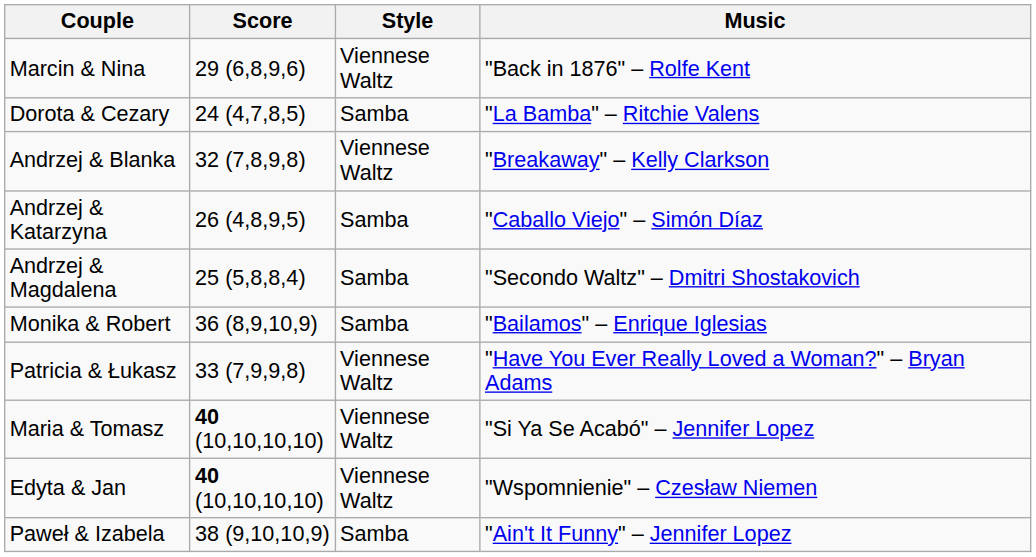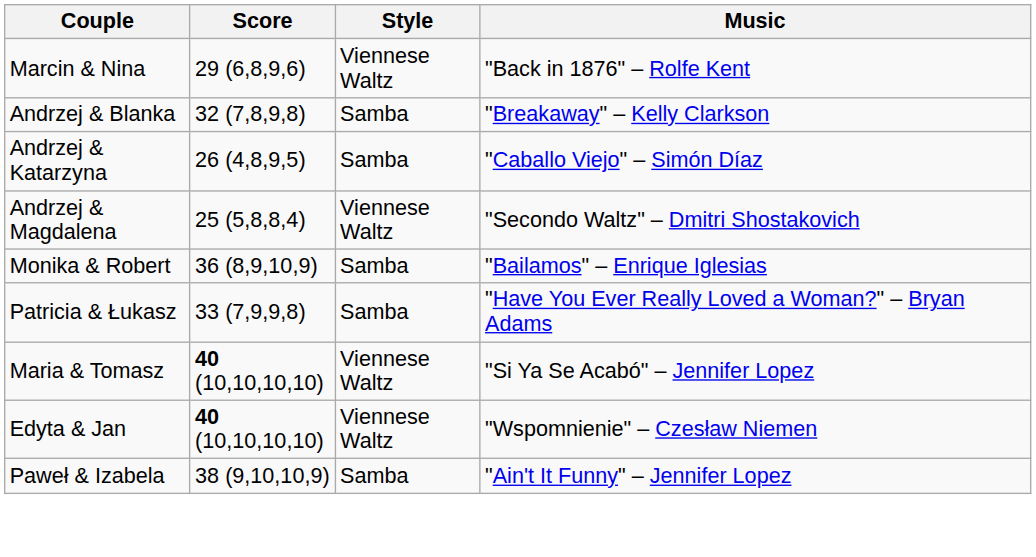- row: (89, 114)
(385, 160) Viennese Waltz -> (374, 114) Samba
(374, 277) Samba -> (385, 219) Viennese Waltz
(385, 370) Viennese Waltz -> (374, 312) Samba
